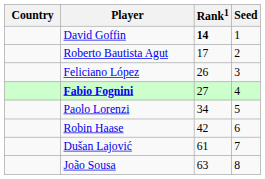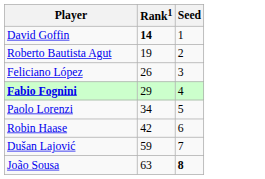- column: (33, 15)
(203, 53) 17 -> (146, 53) 19
(203, 91) 27 -> (146, 91) 29
(203, 146) 61 -> (146, 146) 59
(237, 165) normal -> (181, 165) bold
